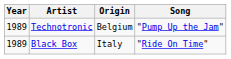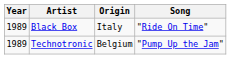rows swapped: (54, 45) <-> (62, 27)
